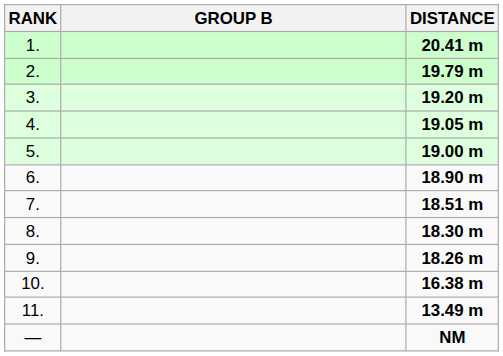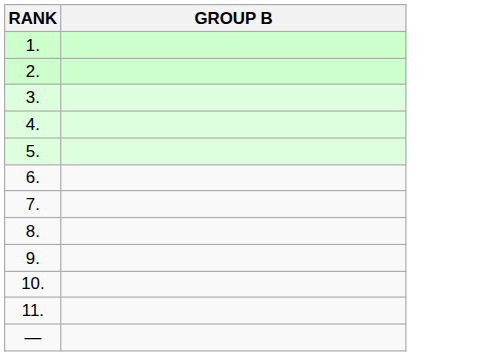- column: (452, 18)
